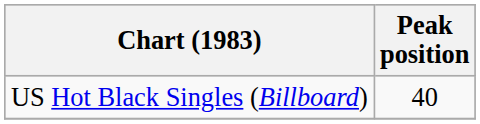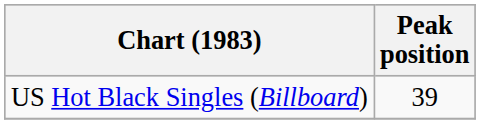(425, 97) 40 -> (425, 97) 39
